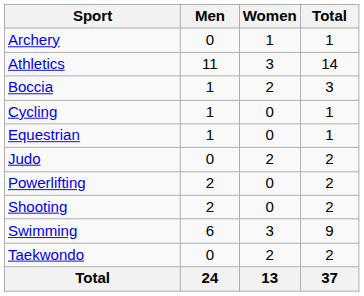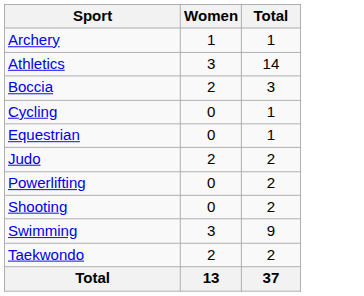- column: (210, 16)
